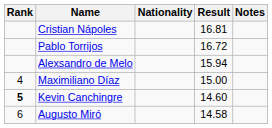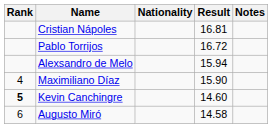(214, 81) 15.00 -> (214, 81) 15.90
